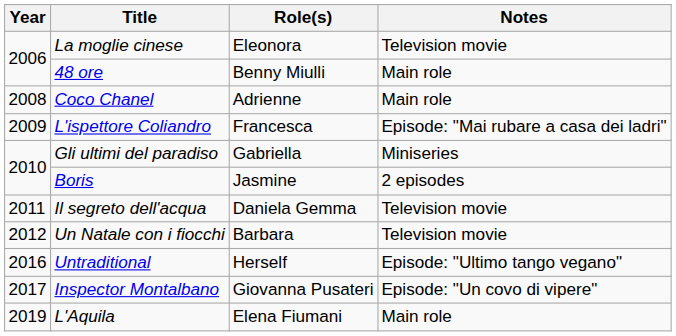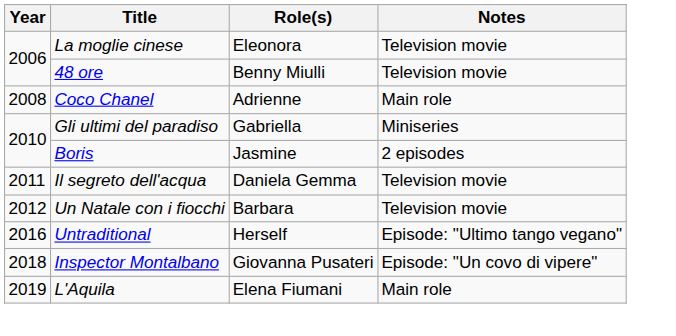(417, 72) Main role -> (444, 72) Television movie
- row: (133, 126)
(28, 289) 2017 -> (28, 262) 2018
